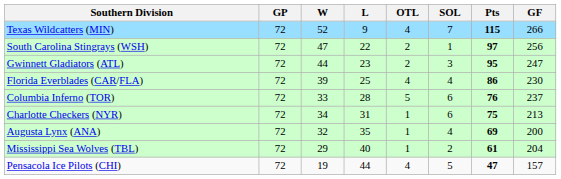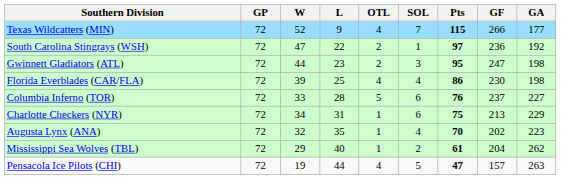+ column: (536, 13)
(535, 47) 256 -> (497, 47) 236
(492, 132) 69 -> (457, 132) 70
(535, 132) 200 -> (497, 132) 202
